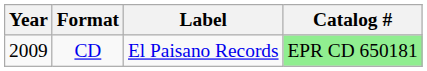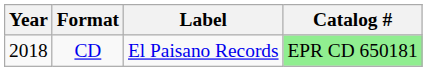(28, 50) 2009 -> (28, 50) 2018
